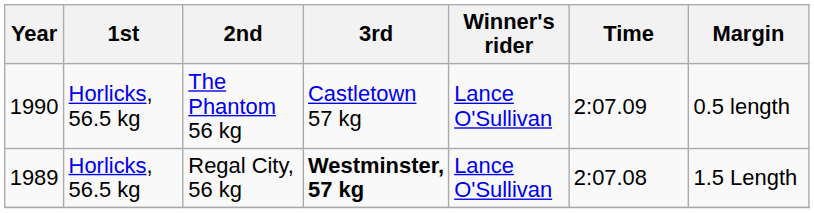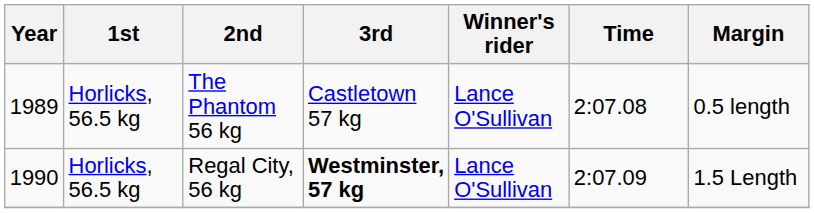(34, 105) 1990 -> (34, 105) 1989
(610, 105) 2:07.09 -> (610, 105) 2:07.08
(34, 177) 1989 -> (34, 177) 1990
(610, 177) 2:07.08 -> (610, 177) 2:07.09
